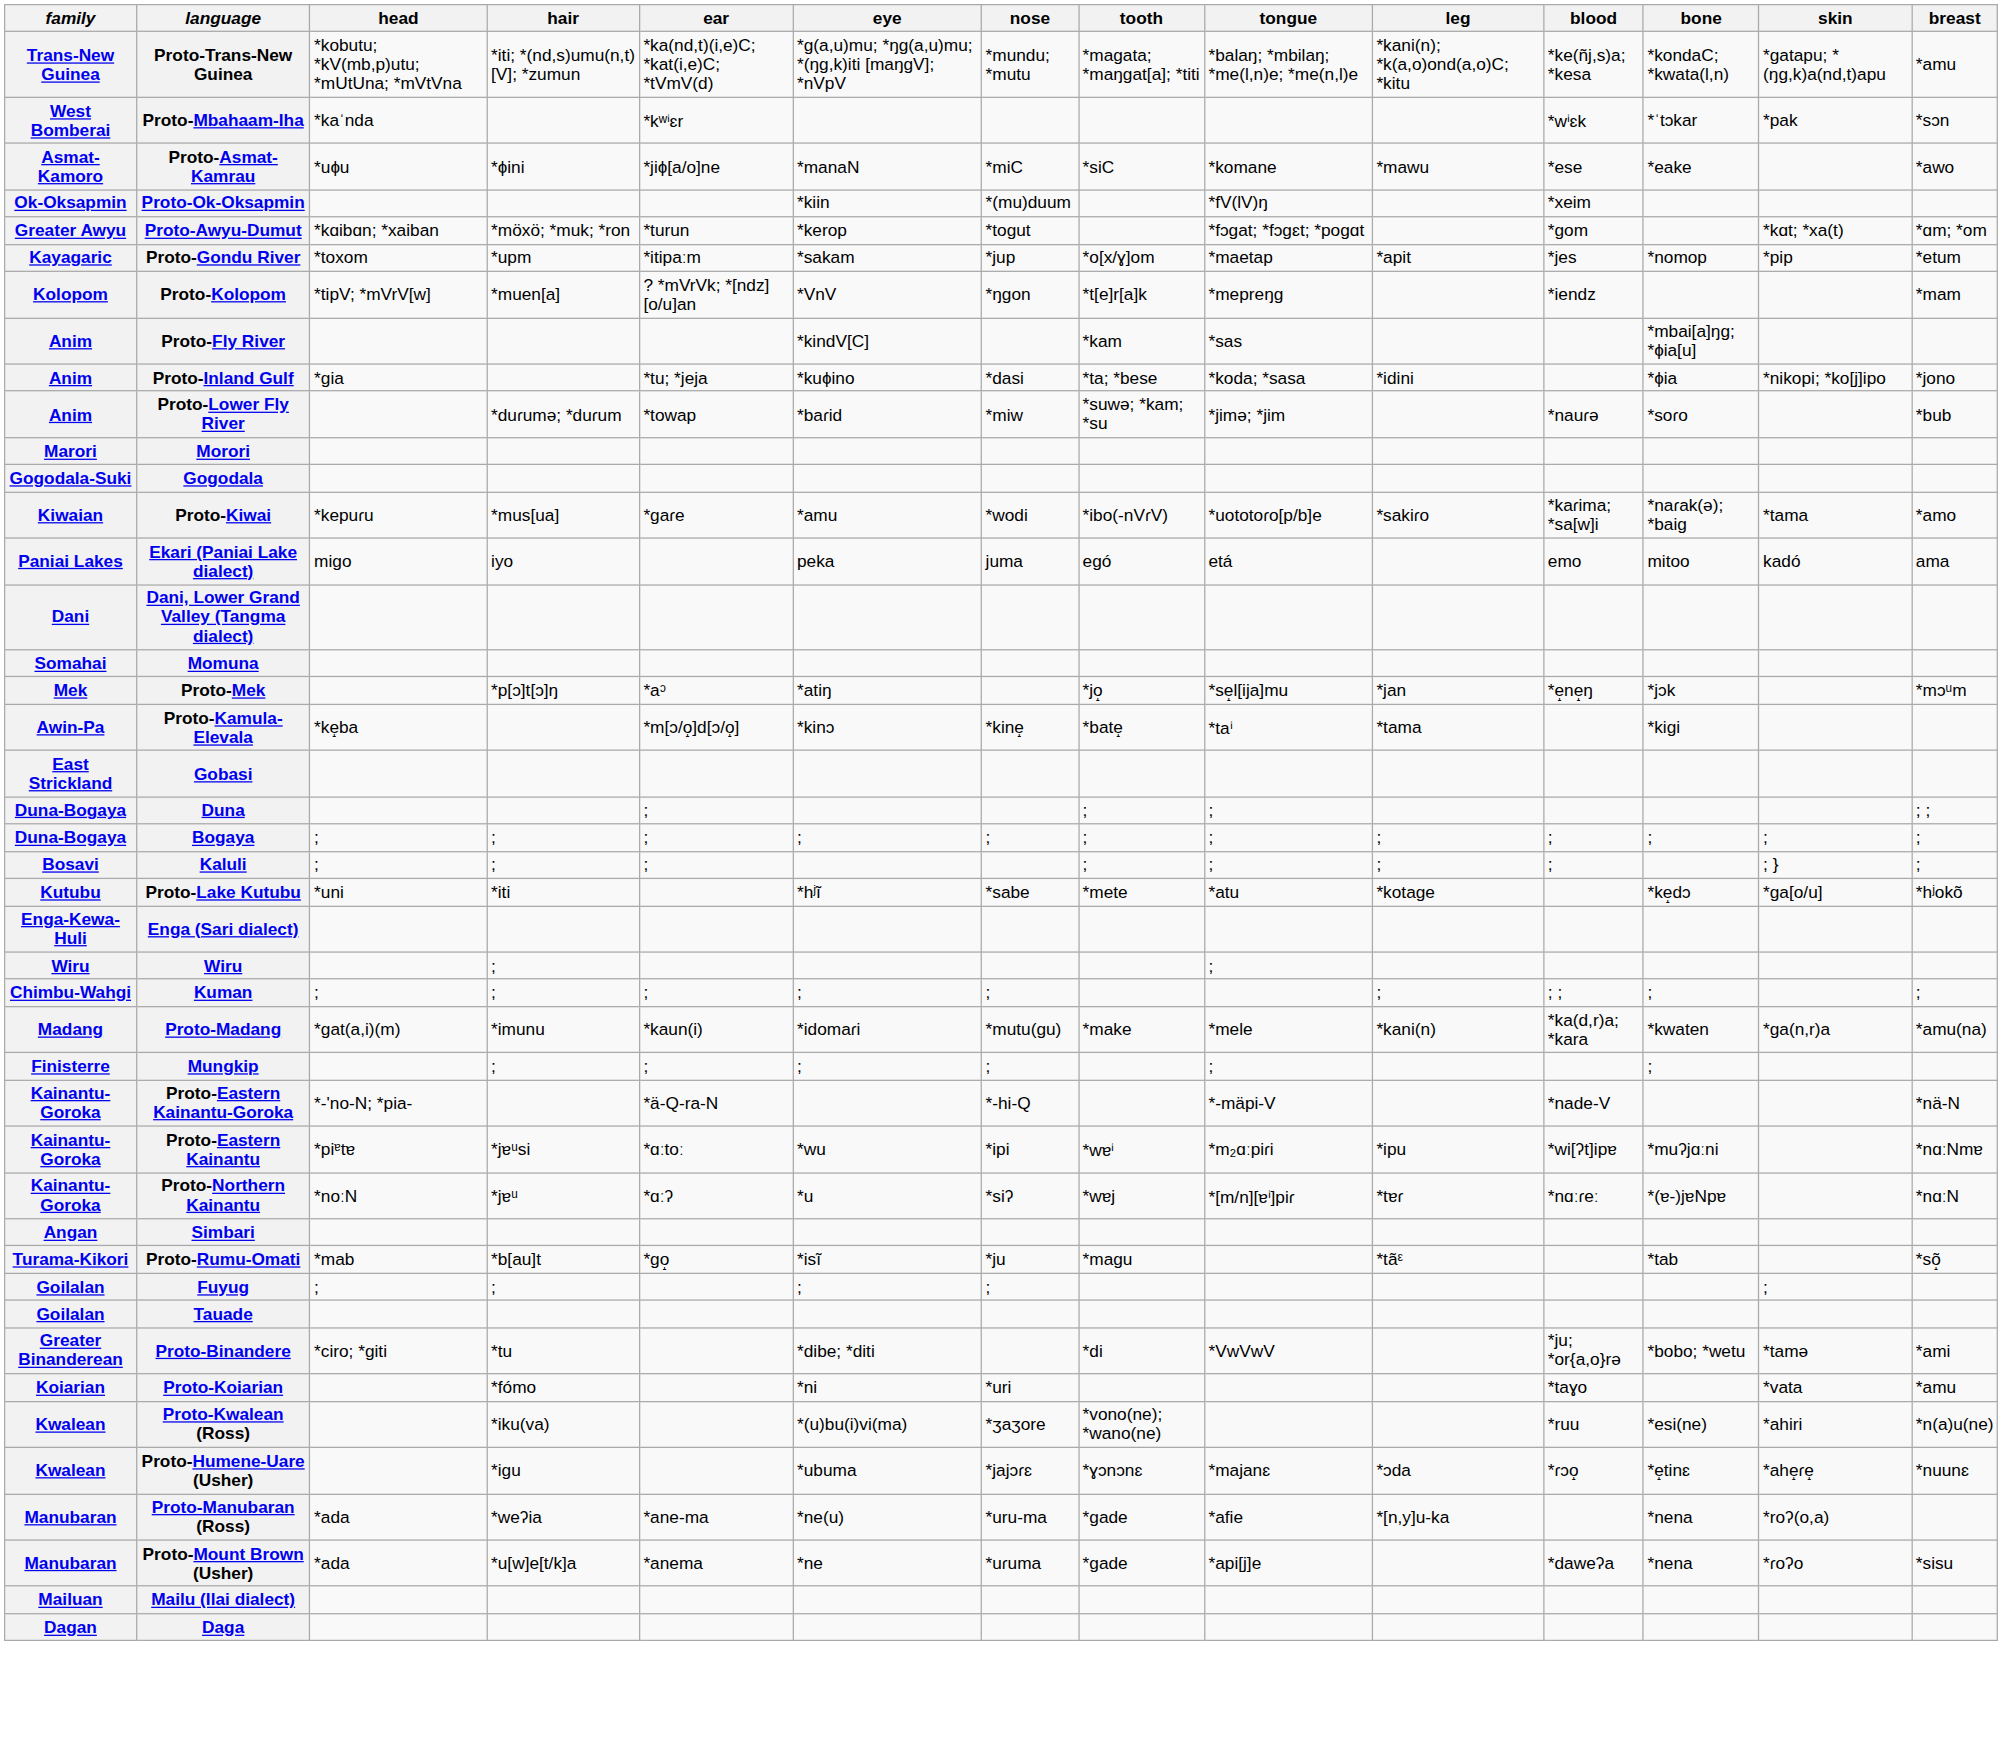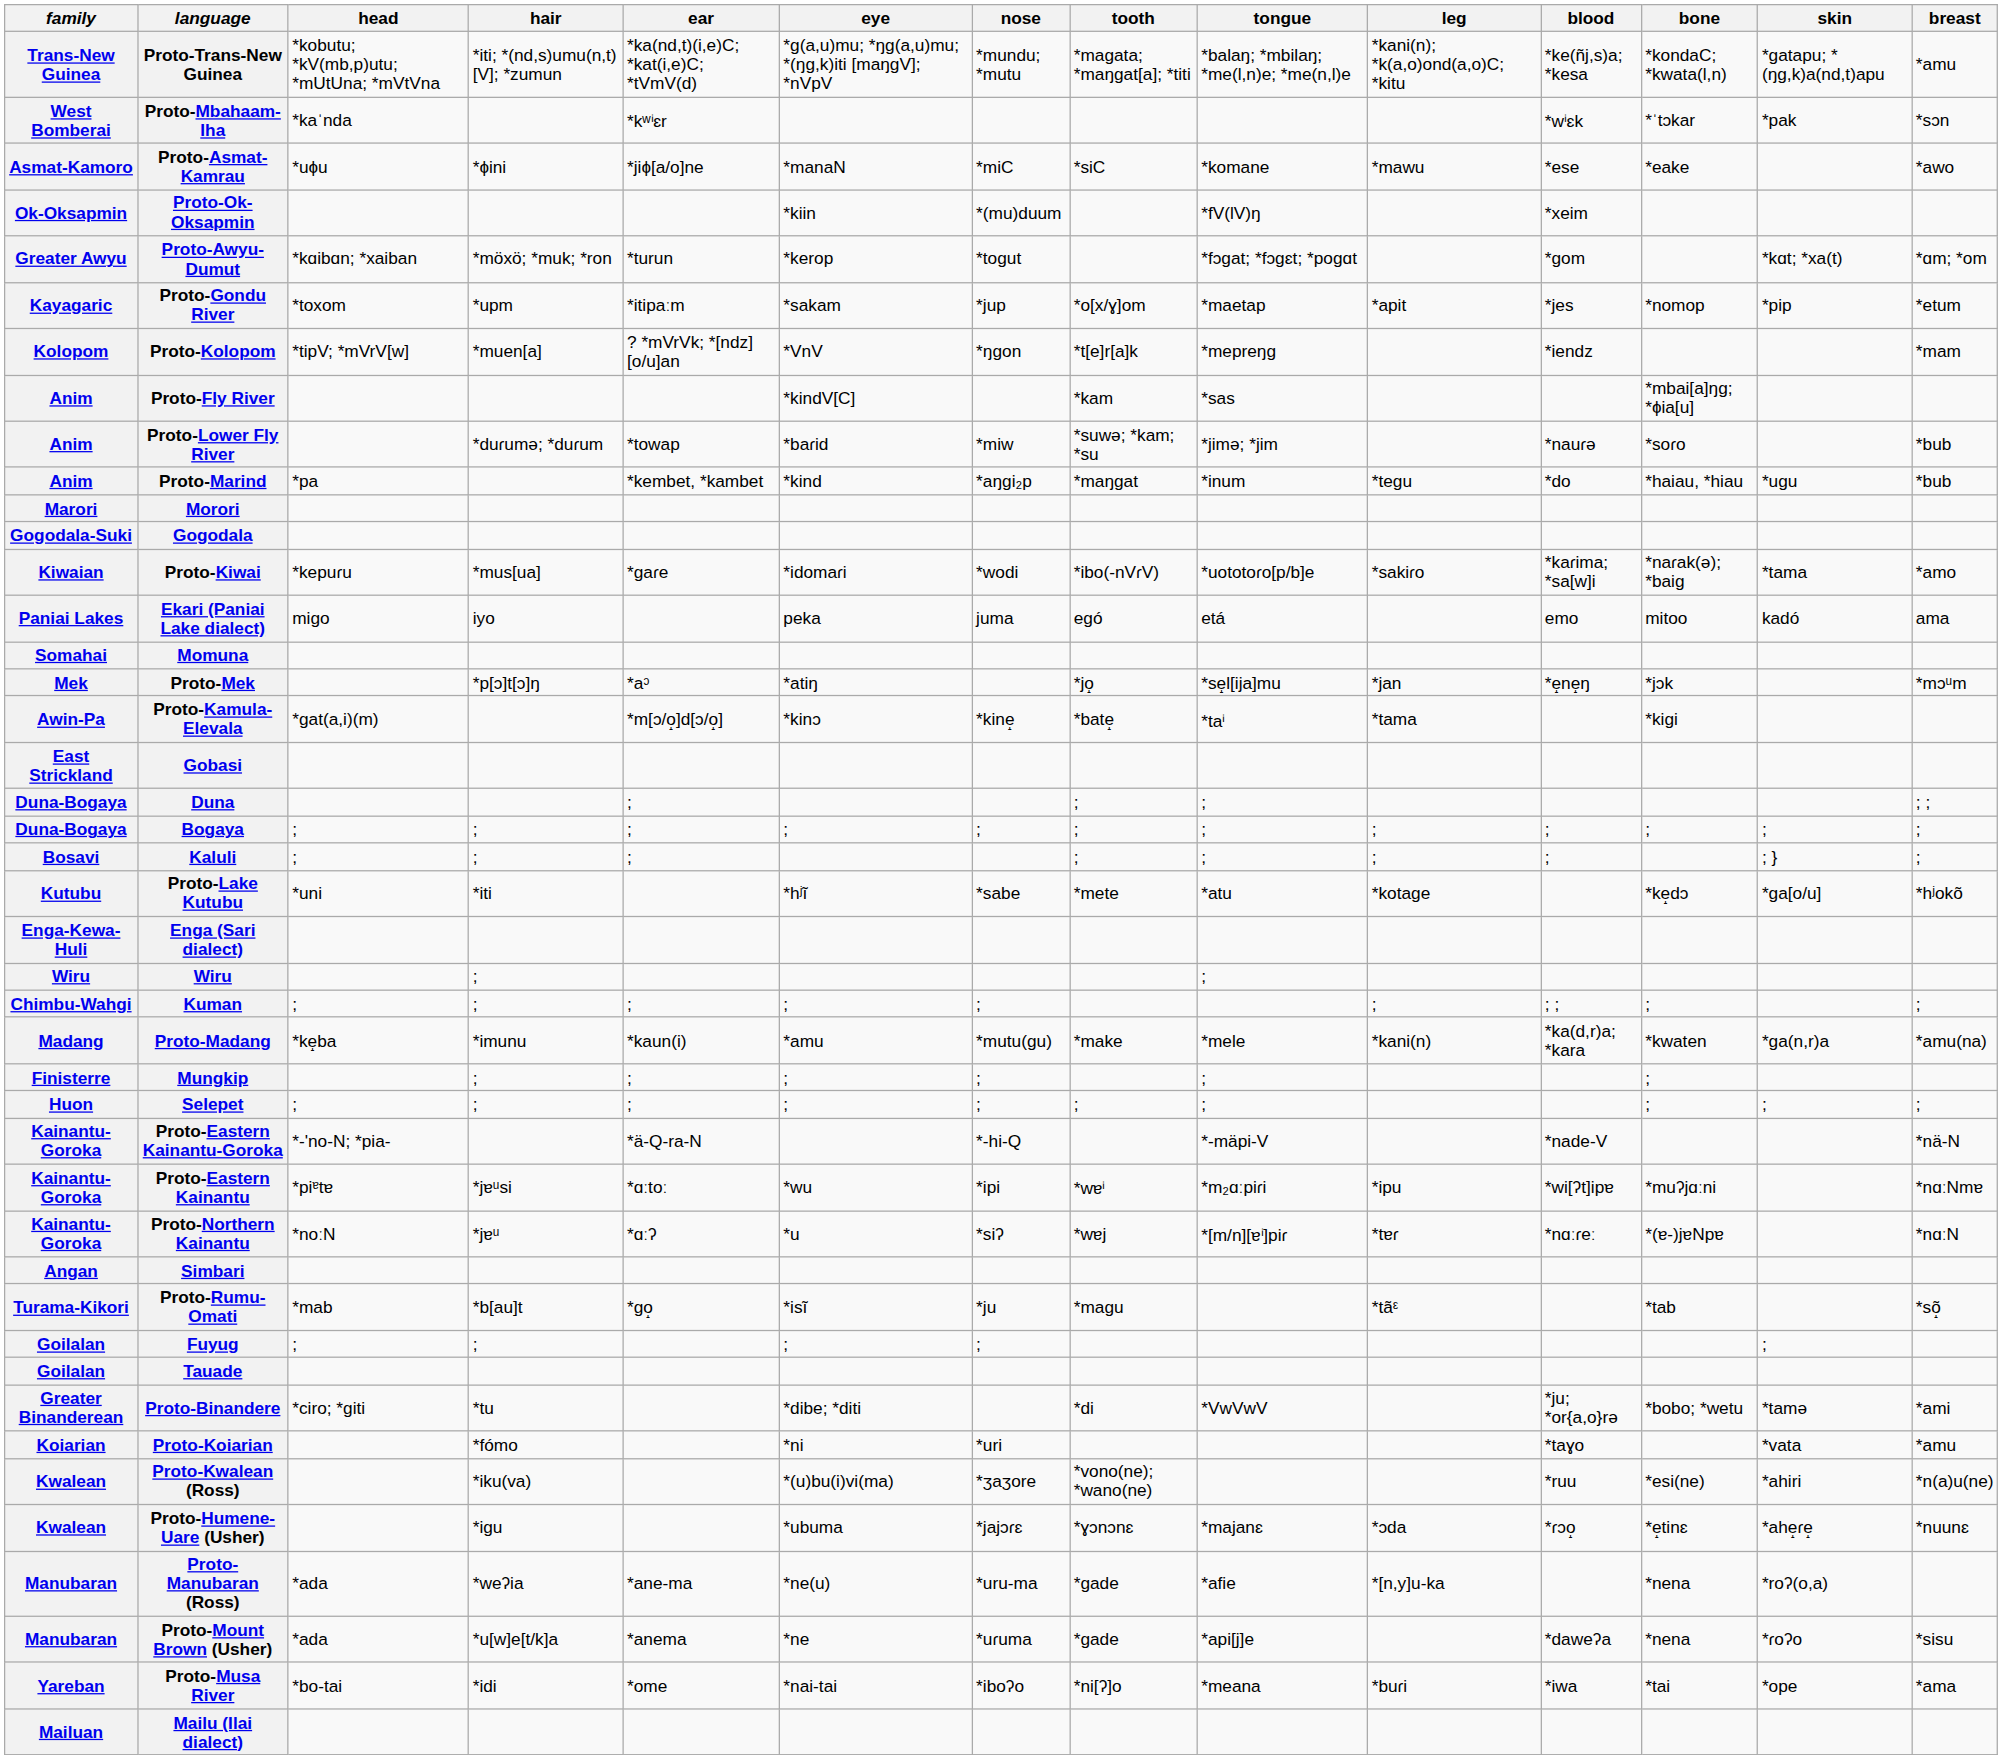- row: (223, 377)
+ row: (213, 481)
(817, 515) *amu -> (815, 572) *idomaɾi
- row: (223, 617)
(336, 727) *ke̝ba -> (335, 719) *gat(a,i)(m)
(357, 1029) *gat(a,i)(m) -> (314, 1040) *ke̝ba
(829, 1029) *idomaɾi -> (803, 1040) *amu
+ row: (213, 1104)
+ row: (213, 1685)
- row: (223, 1627)
